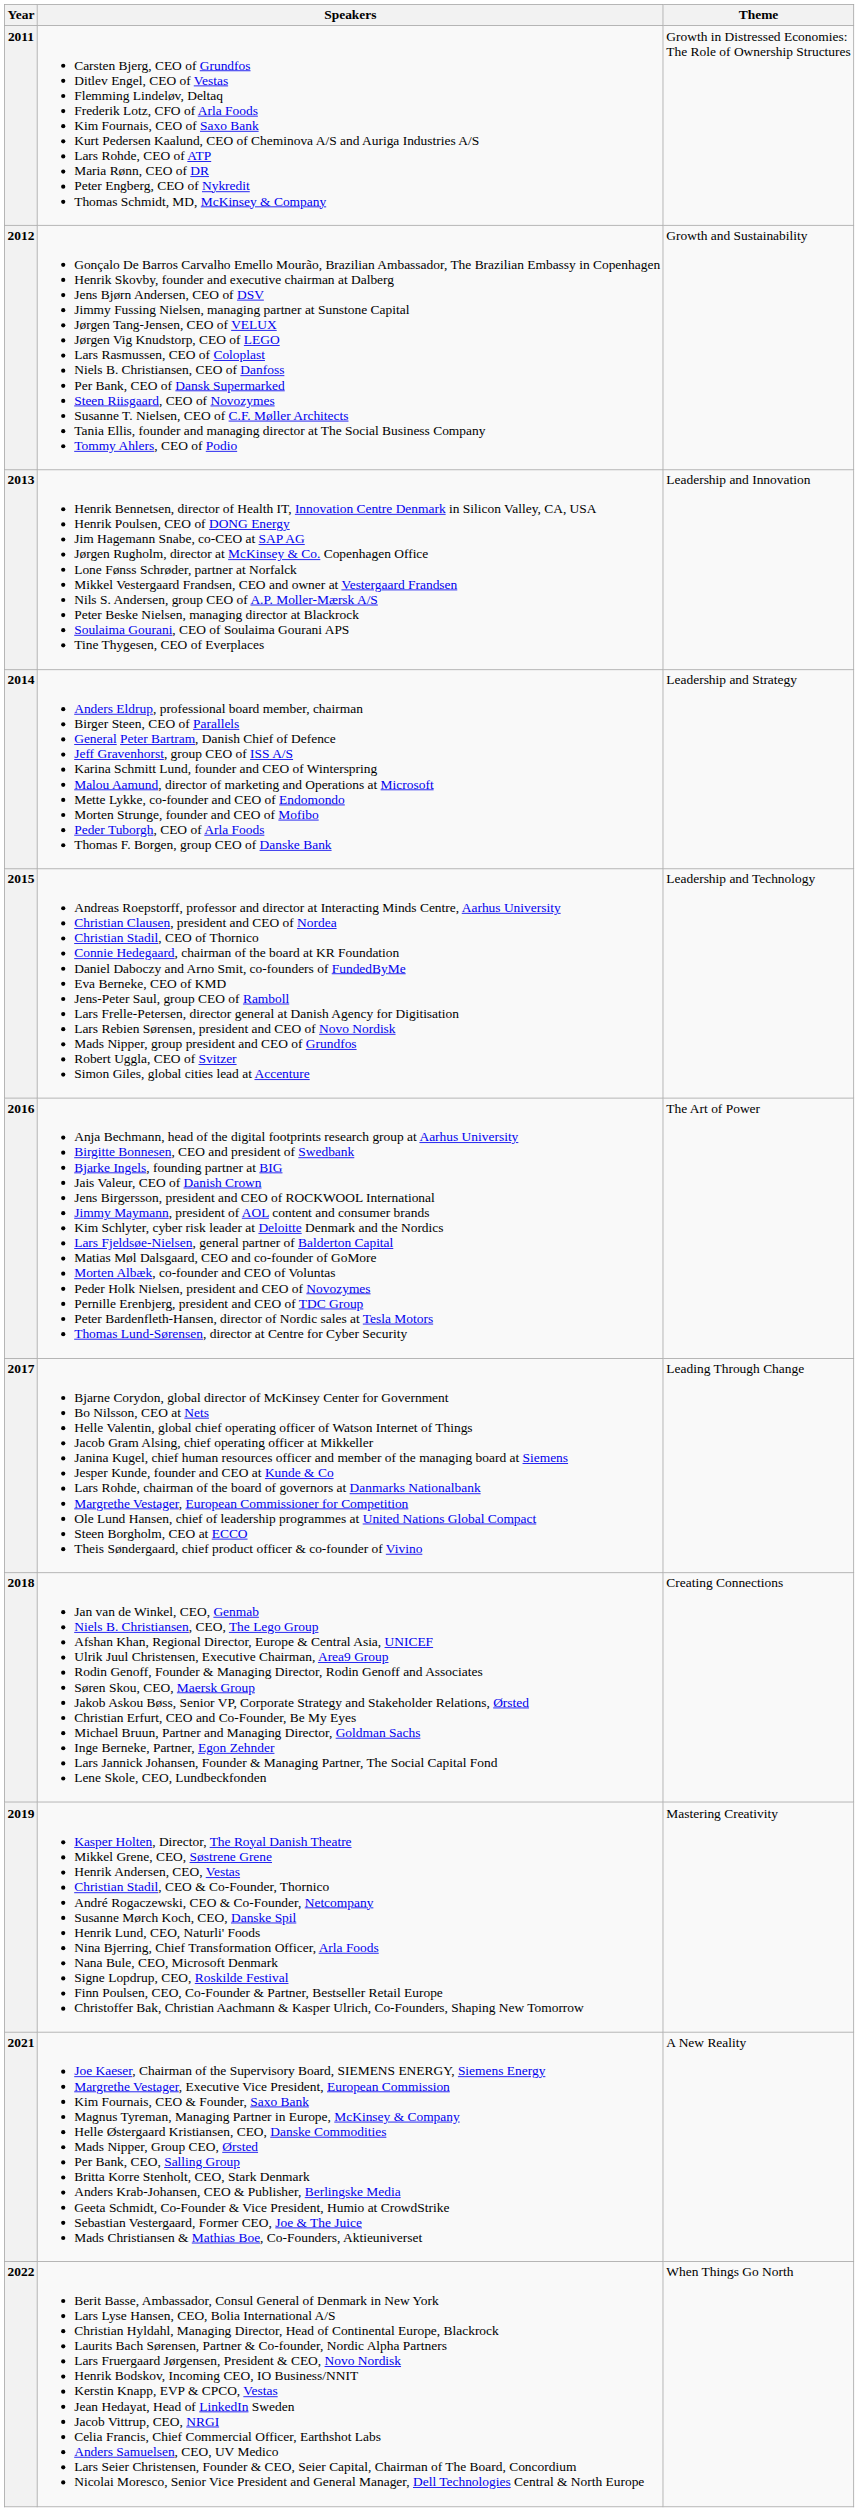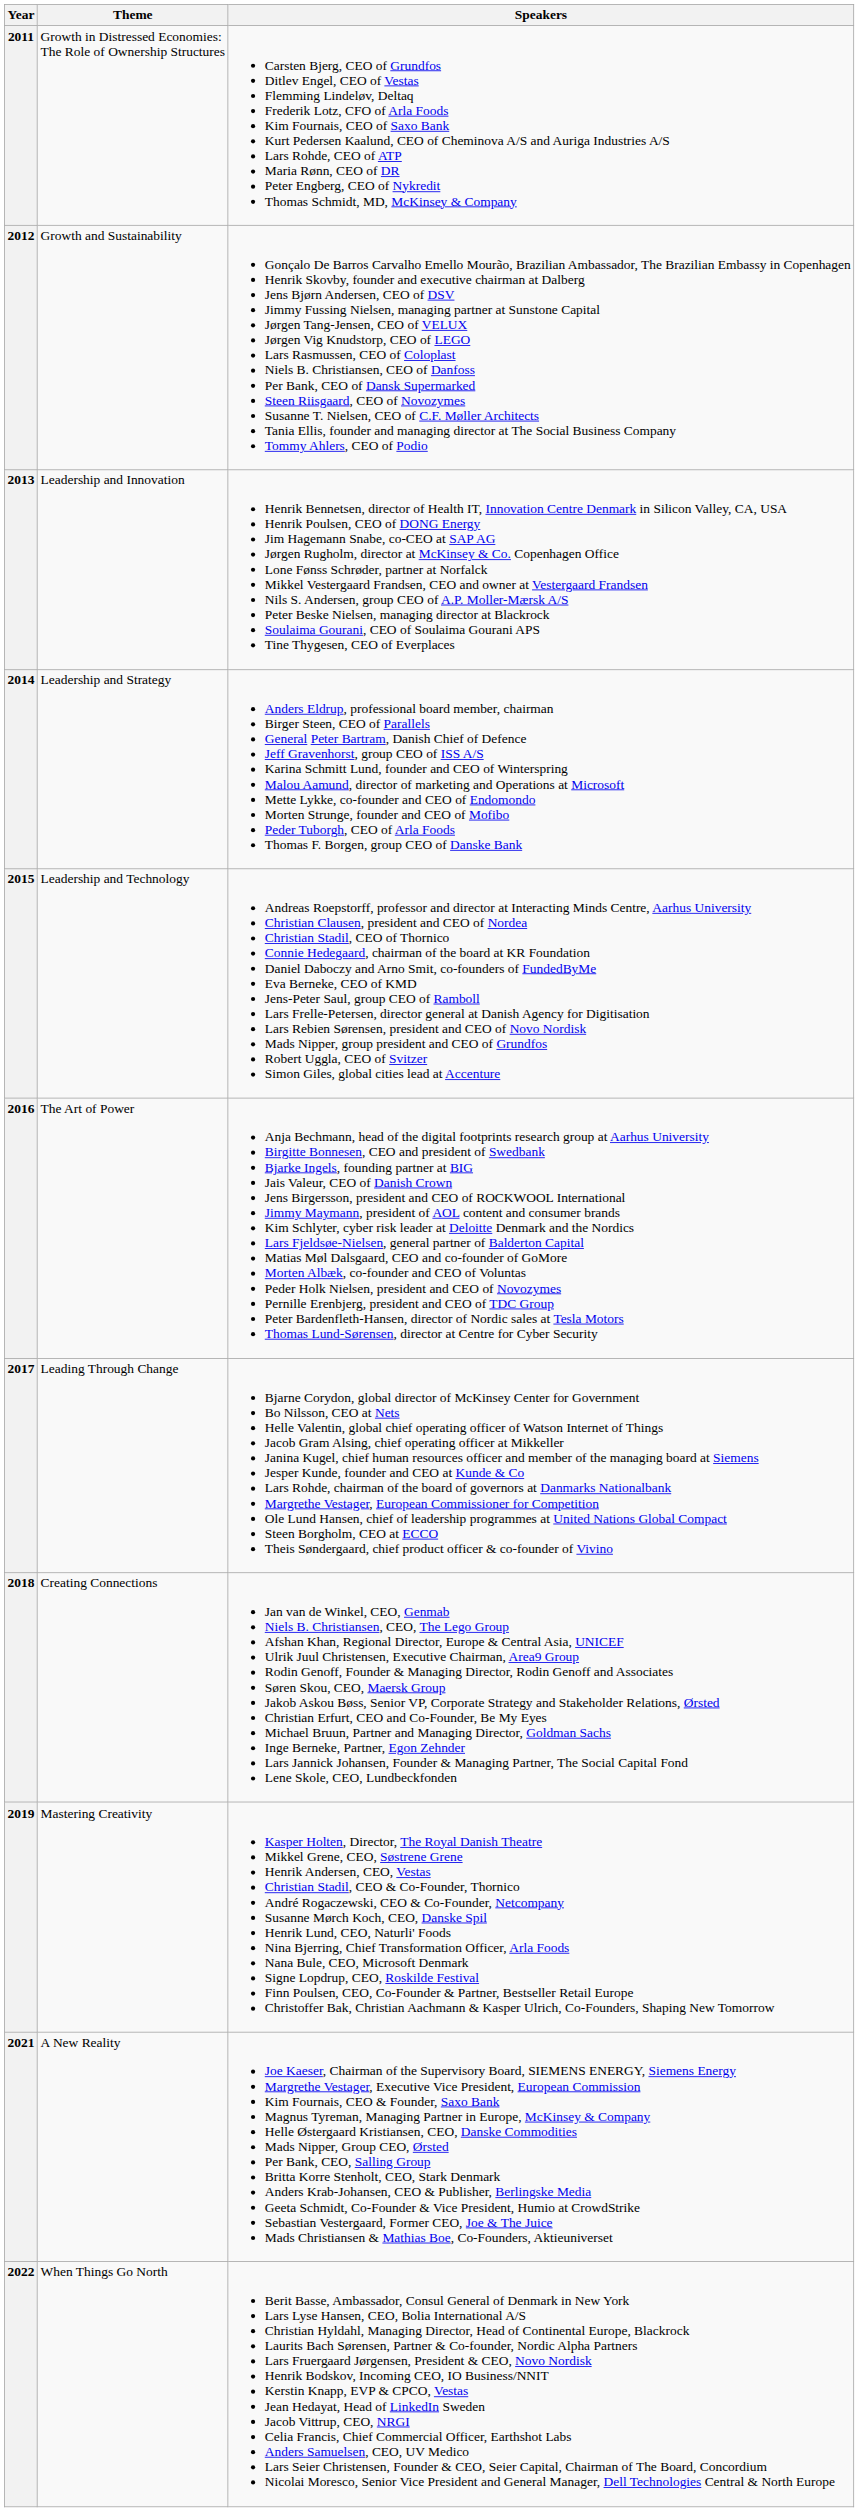columns swapped: (759, 15) <-> (350, 15)
